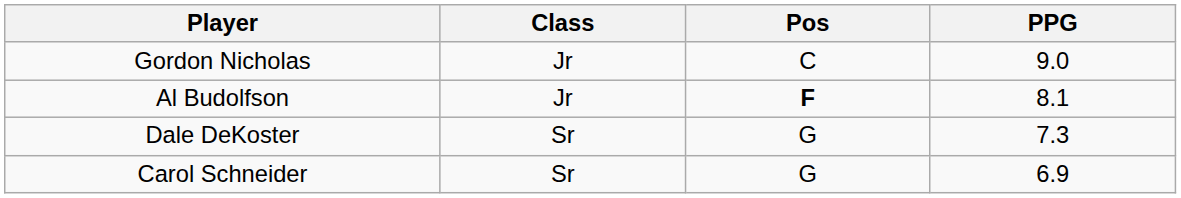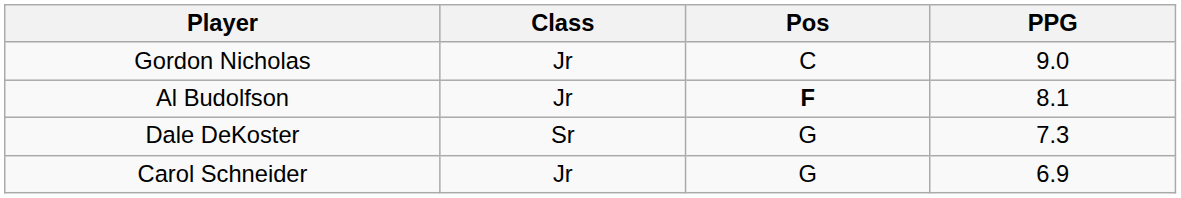(563, 173) Sr -> (563, 173) Jr
